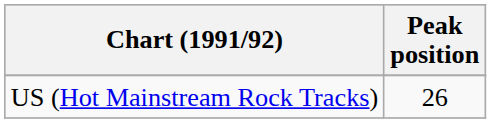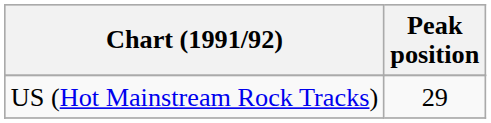(435, 96) 26 -> (435, 96) 29
